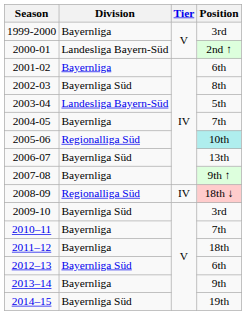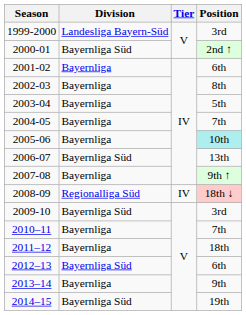(86, 31) Bayernliga -> (115, 31) Landesliga Bayern-Süd
(115, 49) Landesliga Bayern-Süd -> (97, 49) Bayernliga Süd
(97, 85) Bayernliga Süd -> (86, 85) Bayernliga
(115, 103) Landesliga Bayern-Süd -> (86, 103) Bayernliga
(101, 139) Regionalliga Süd -> (86, 139) Bayernliga
